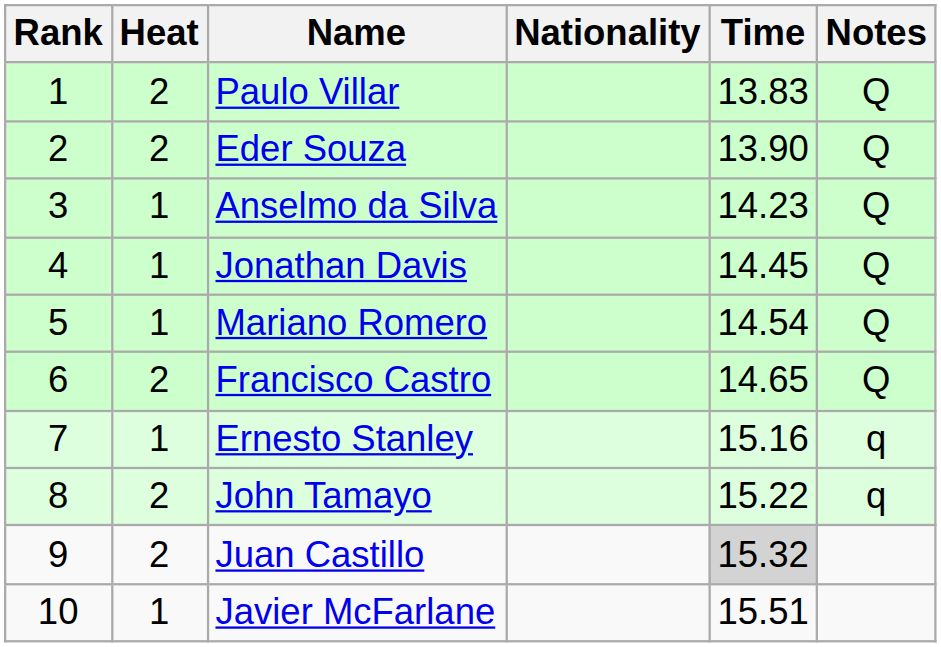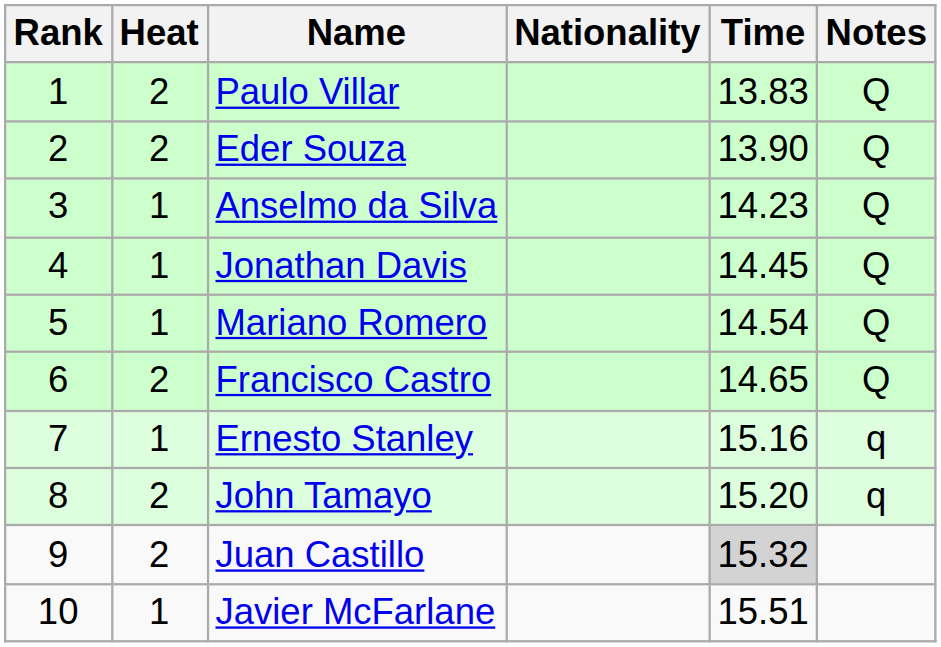(763, 496) 15.22 -> (763, 496) 15.20
